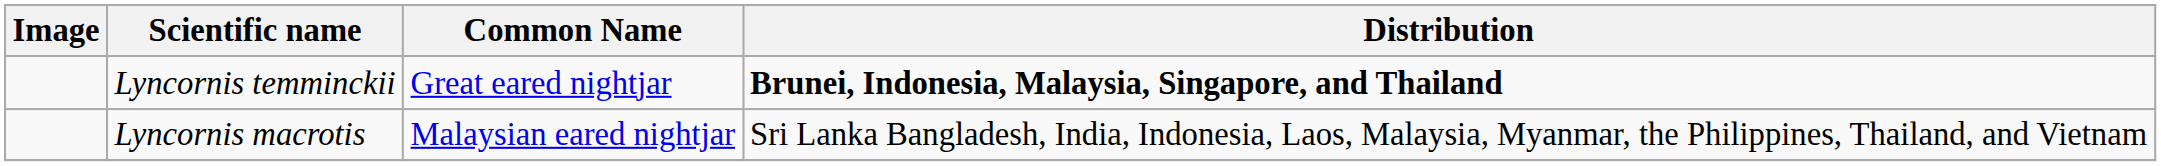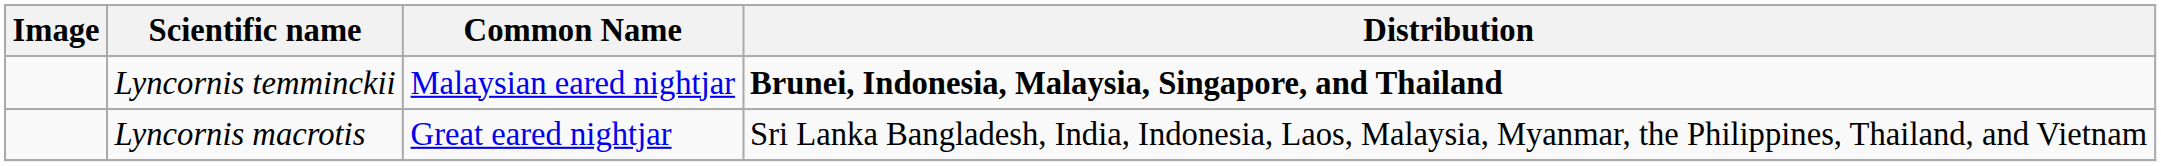(541, 82) Great eared nightjar -> (573, 82) Malaysian eared nightjar
(573, 133) Malaysian eared nightjar -> (541, 133) Great eared nightjar
